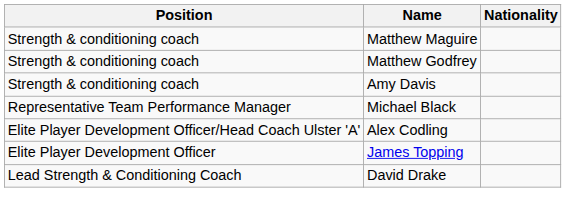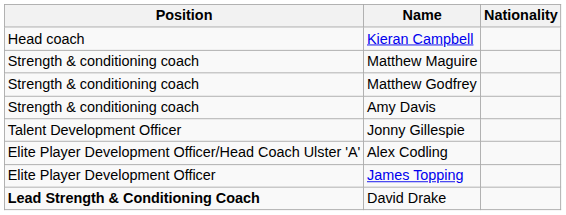+ row: (420, 38)
- row: (411, 107)
+ row: (416, 130)
(125, 175) normal -> (134, 198) bold
